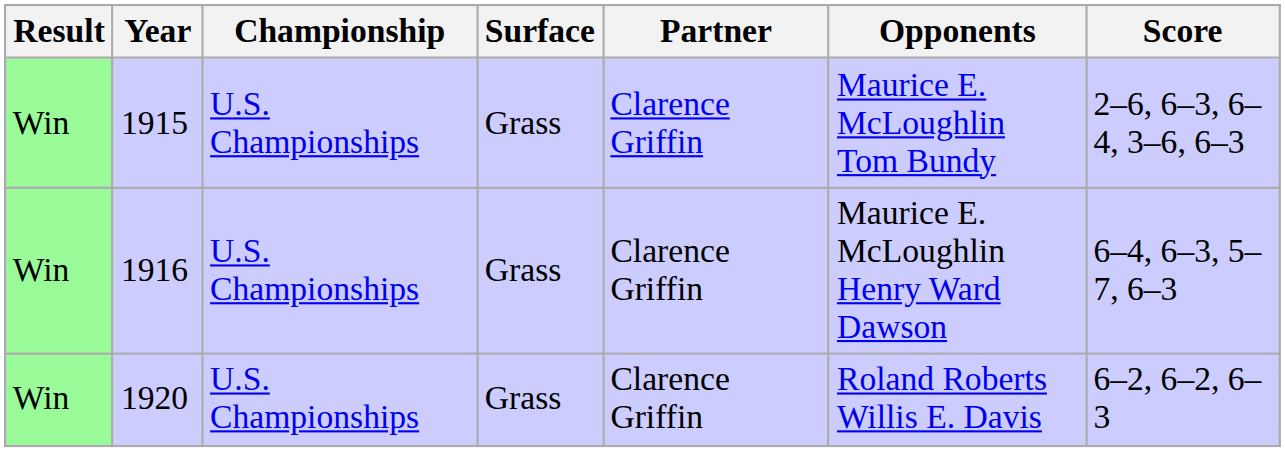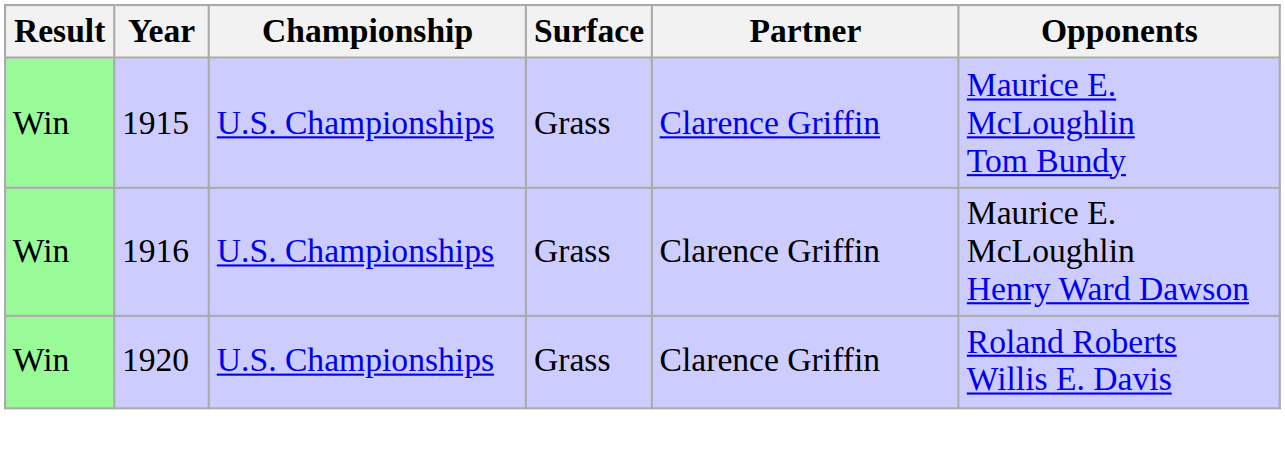- column: (1183, 31)
